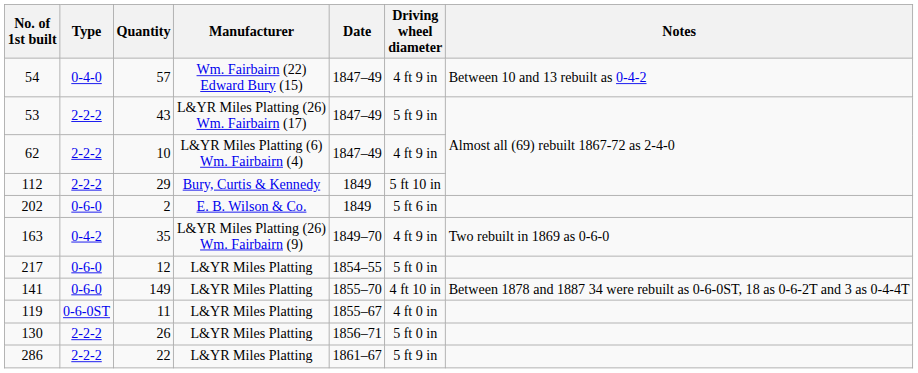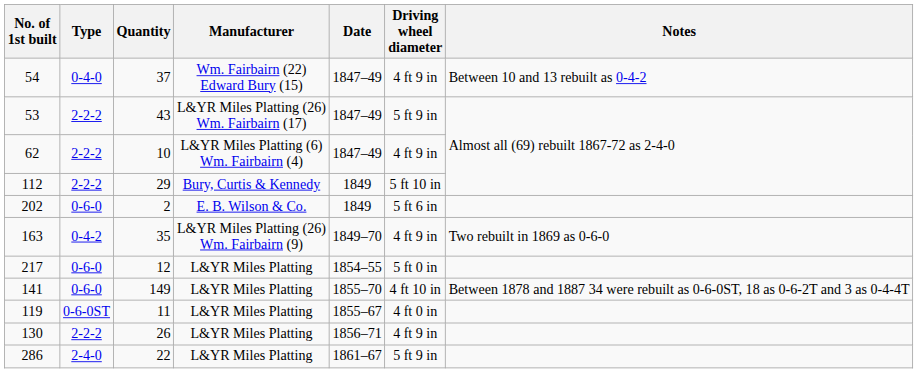(163, 77) 57 -> (163, 77) 37
(415, 334) 5 ft 0 in -> (415, 334) 4 ft 9 in
(87, 356) 2-2-2 -> (87, 356) 2-4-0
